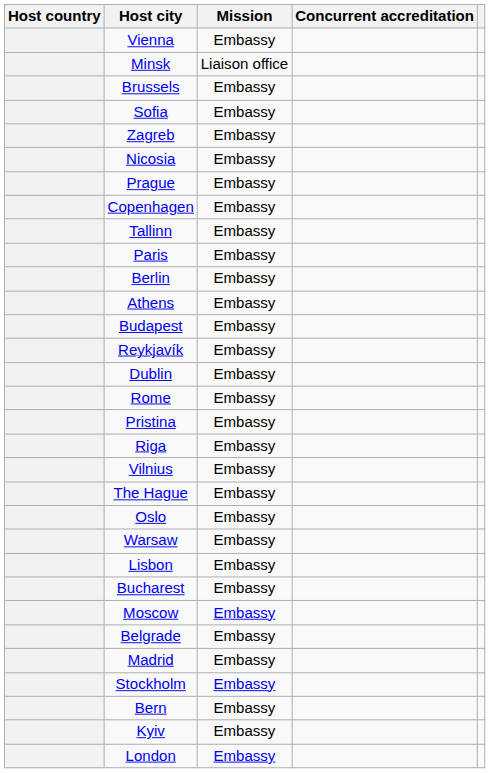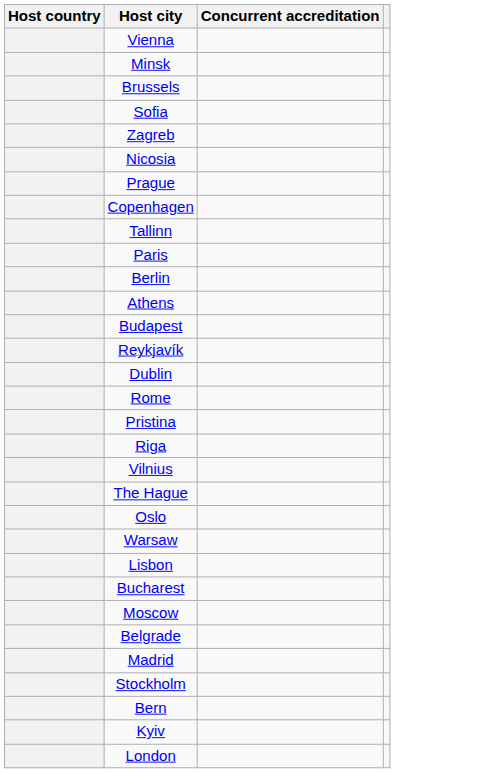- column: (244, 16)
